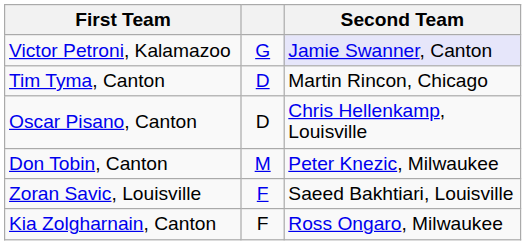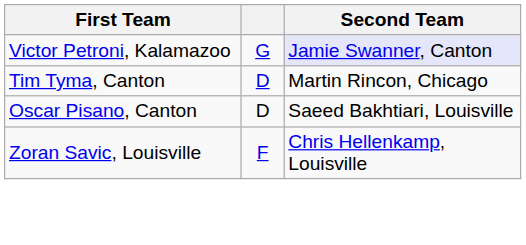(367, 121) Chris Hellenkamp, Louisville -> (401, 111) Saeed Bakhtiari, Louisville
- row: (88, 163)
(401, 193) Saeed Bakhtiari, Louisville -> (367, 152) Chris Hellenkamp, Louisville
- row: (113, 224)
